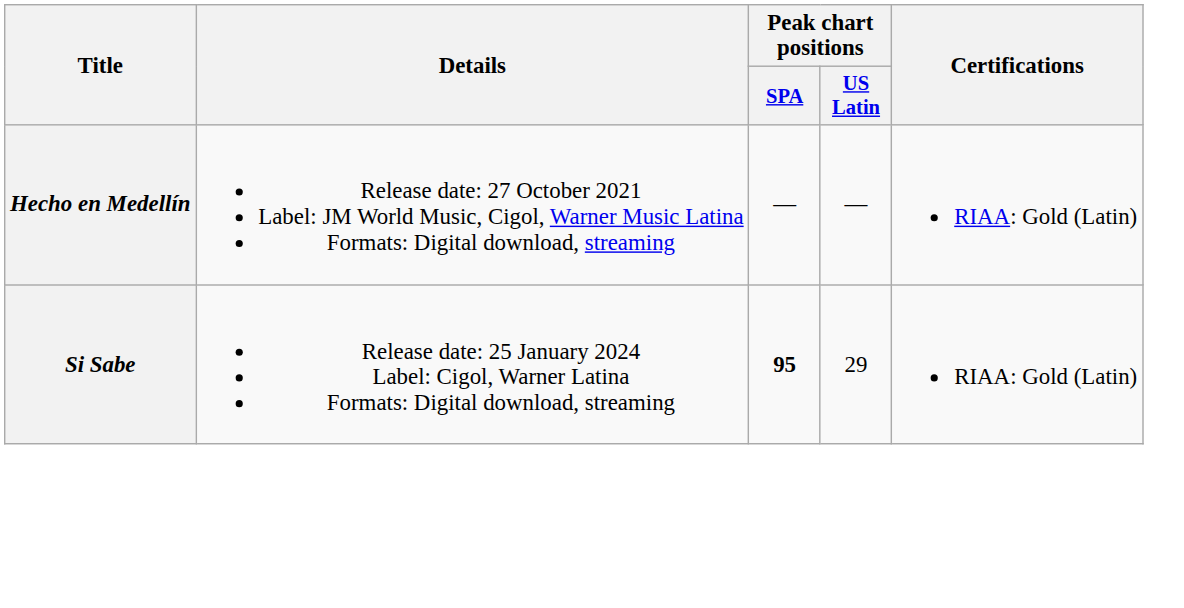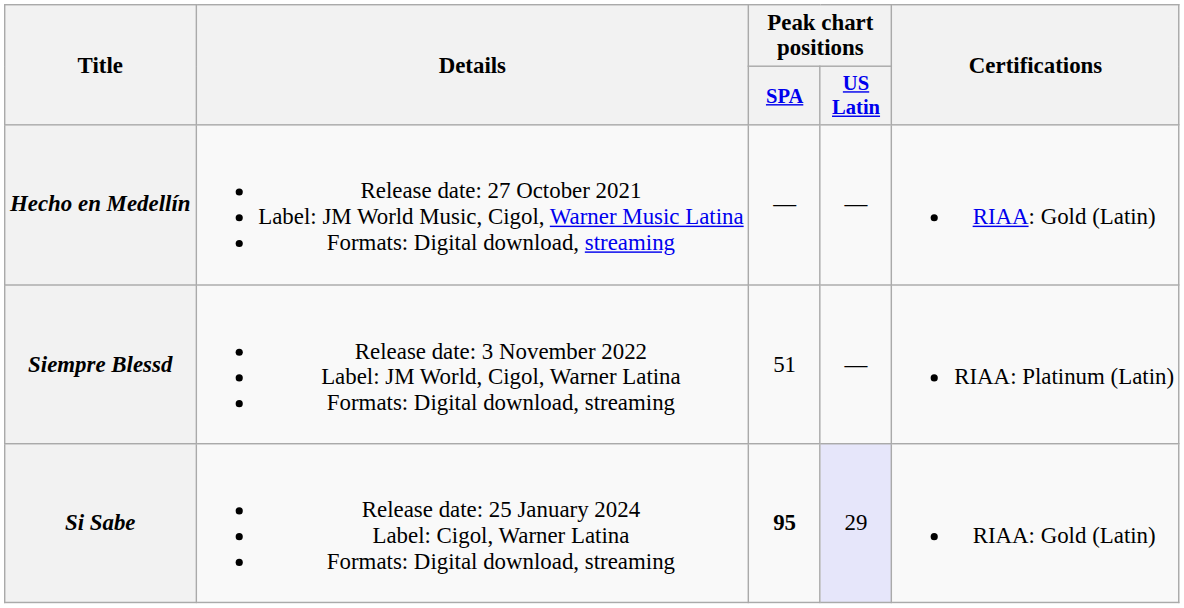+ row: (100, 363)
(856, 363) no background -> (856, 522) lavender background
